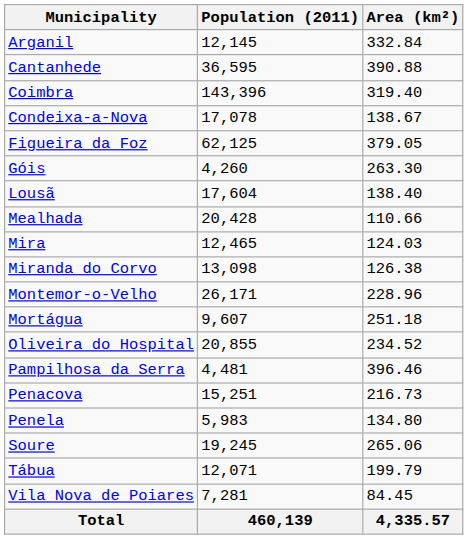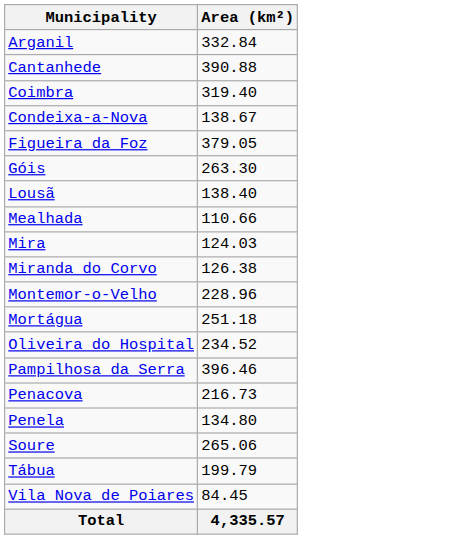- column: (280, 17)
